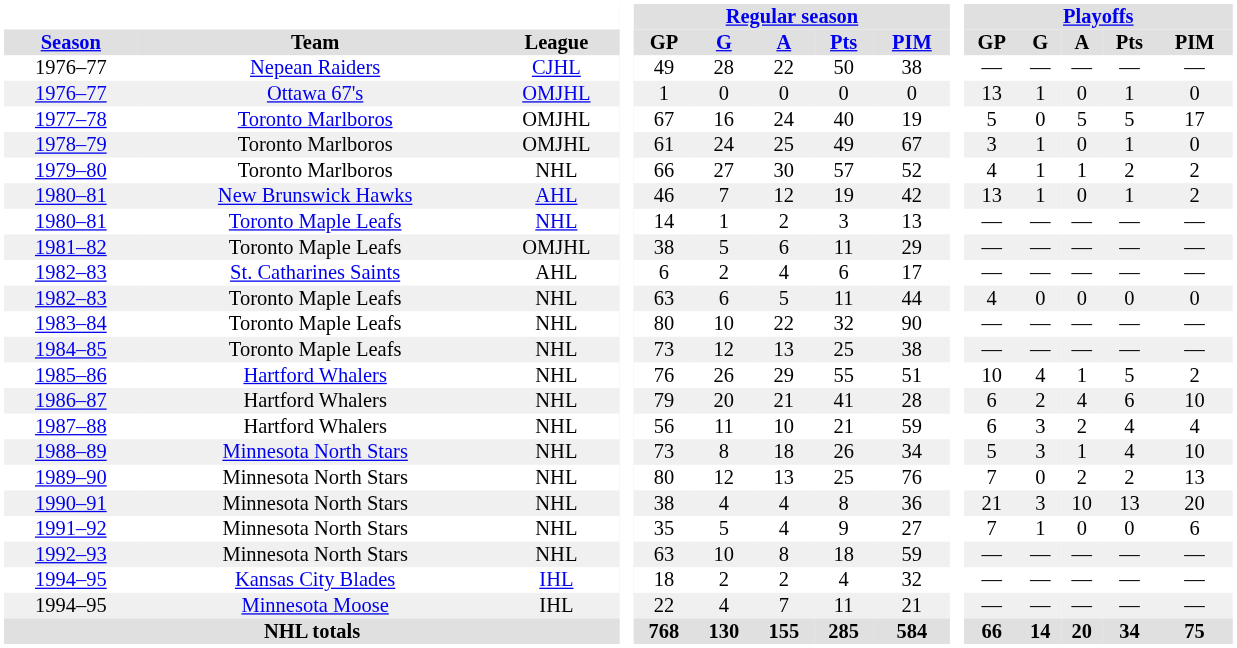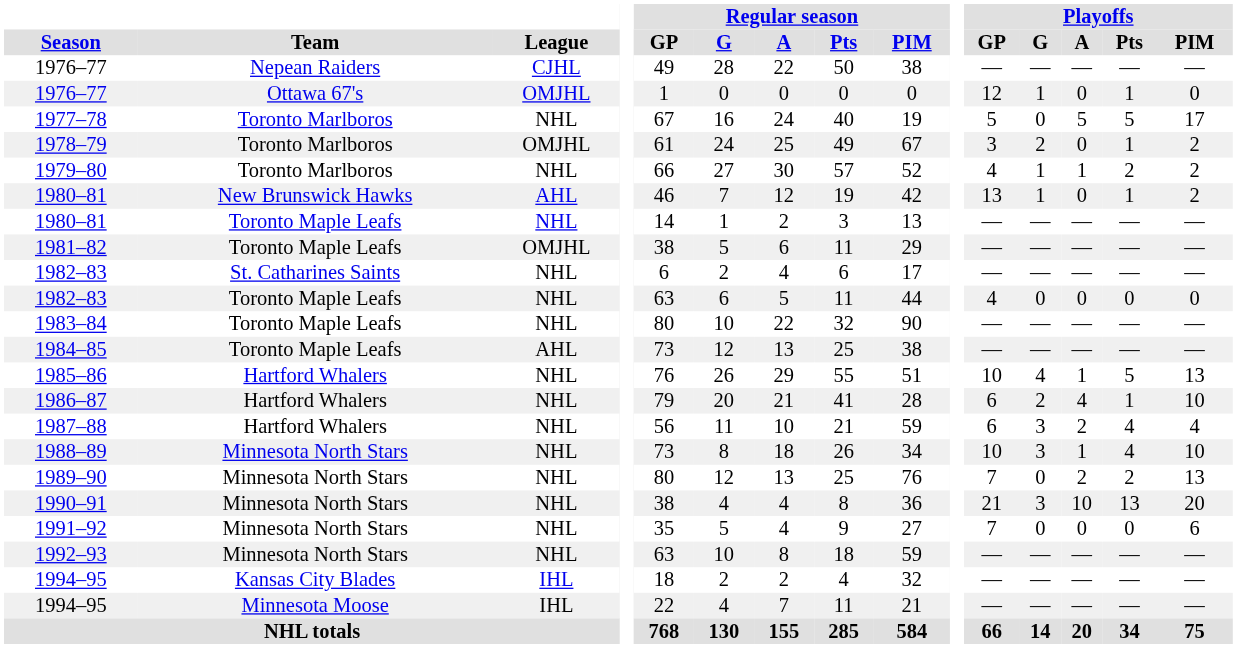(992, 93) 13 -> (992, 93) 12
(556, 119) OMJHL -> (556, 119) NHL
(1040, 144) 1 -> (1040, 144) 2
(1195, 144) 0 -> (1195, 144) 2
(556, 272) AHL -> (556, 272) NHL
(556, 349) NHL -> (556, 349) AHL
(1195, 375) 2 -> (1195, 375) 13
(1129, 400) 6 -> (1129, 400) 1
(992, 451) 5 -> (992, 451) 10
(1040, 528) 1 -> (1040, 528) 0
